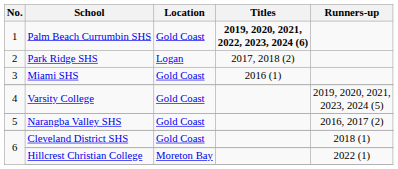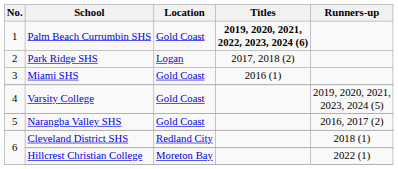(180, 139) Gold Coast -> (184, 139) Redland City
